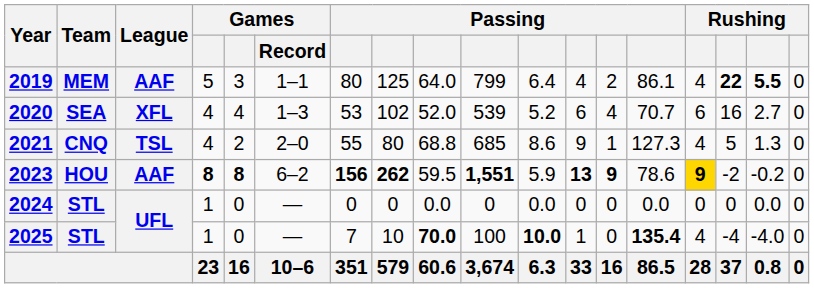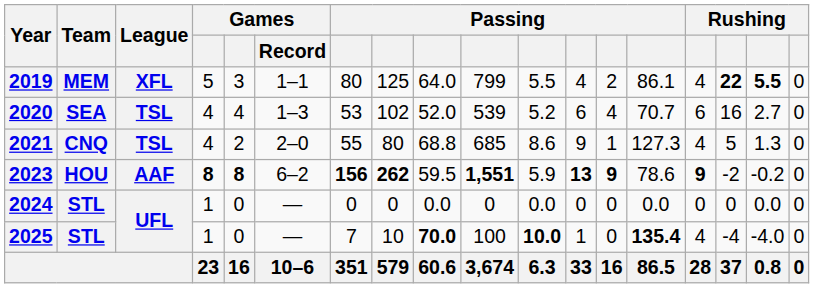(154, 81) AAF -> (154, 81) XFL
(542, 81) 6.4 -> (542, 81) 5.5
(154, 112) XFL -> (154, 112) TSL
(700, 174) gold background -> (700, 174) no background
